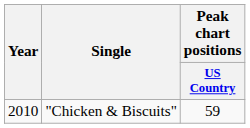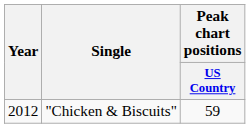(23, 111) 2010 -> (23, 111) 2012
